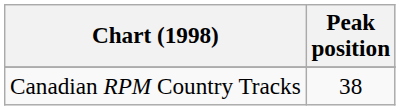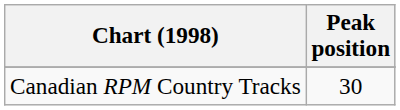(351, 85) 38 -> (351, 85) 30
